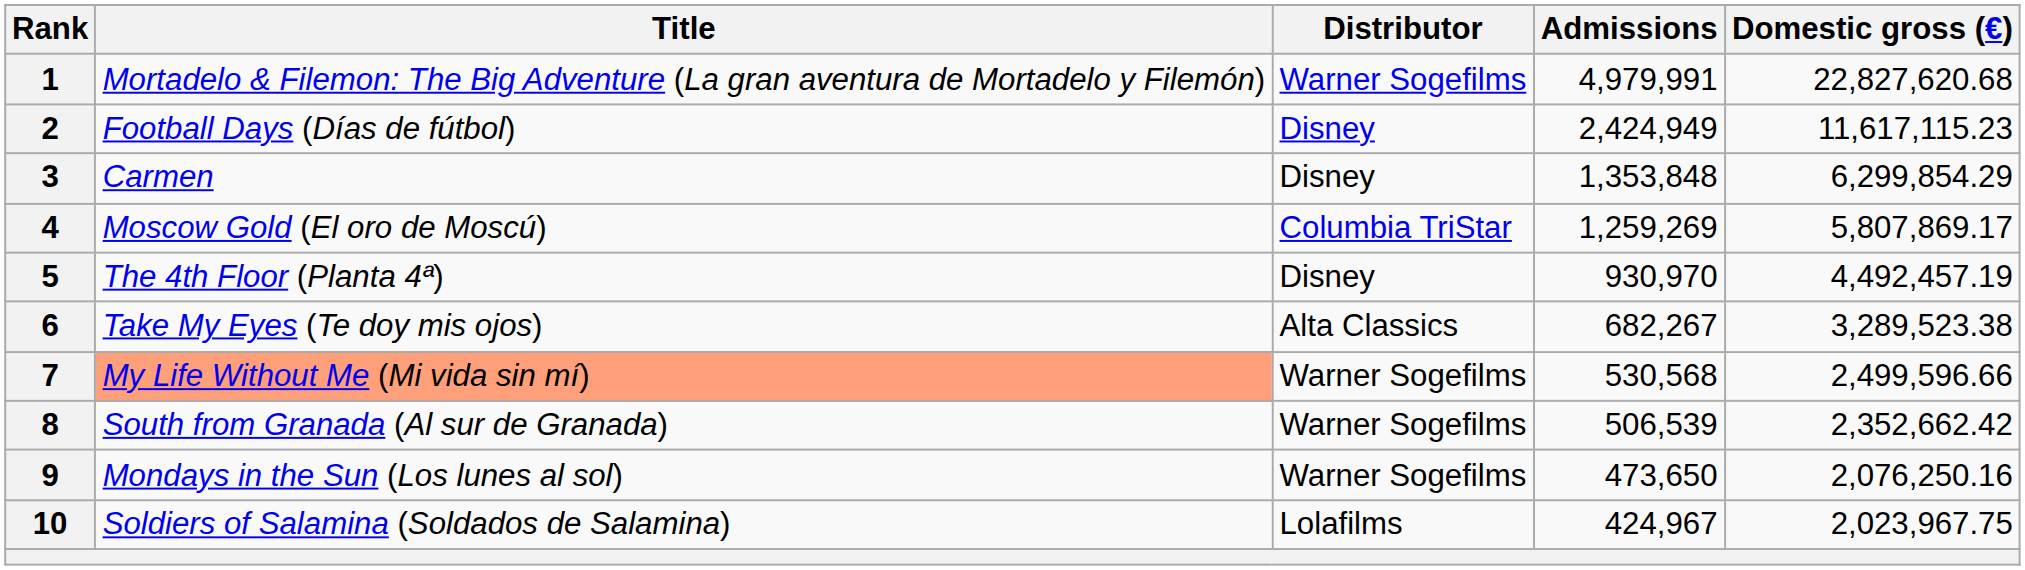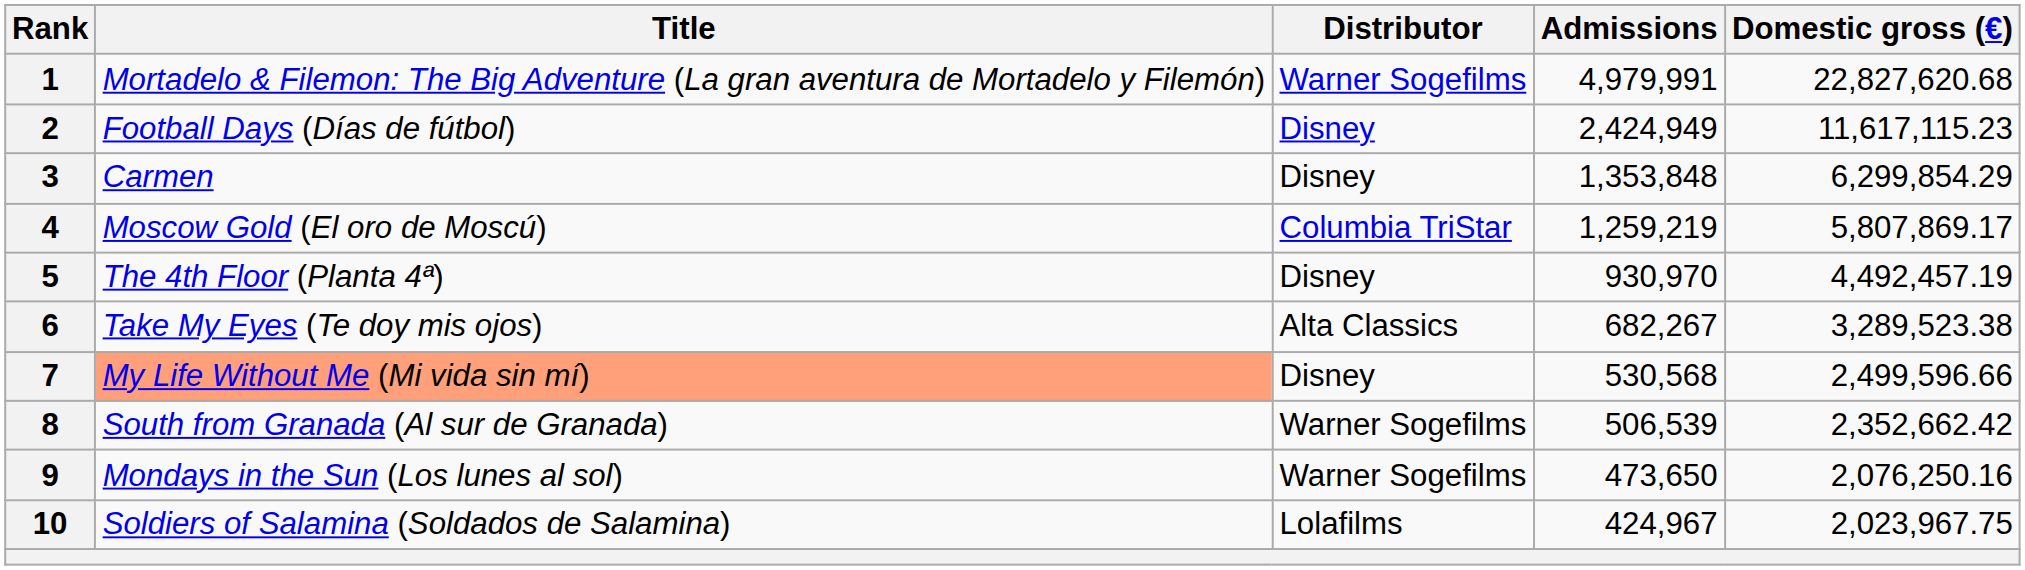(1648, 227) 1,259,269 -> (1648, 227) 1,259,219
(1403, 375) Warner Sogefilms -> (1327, 375) Disney
